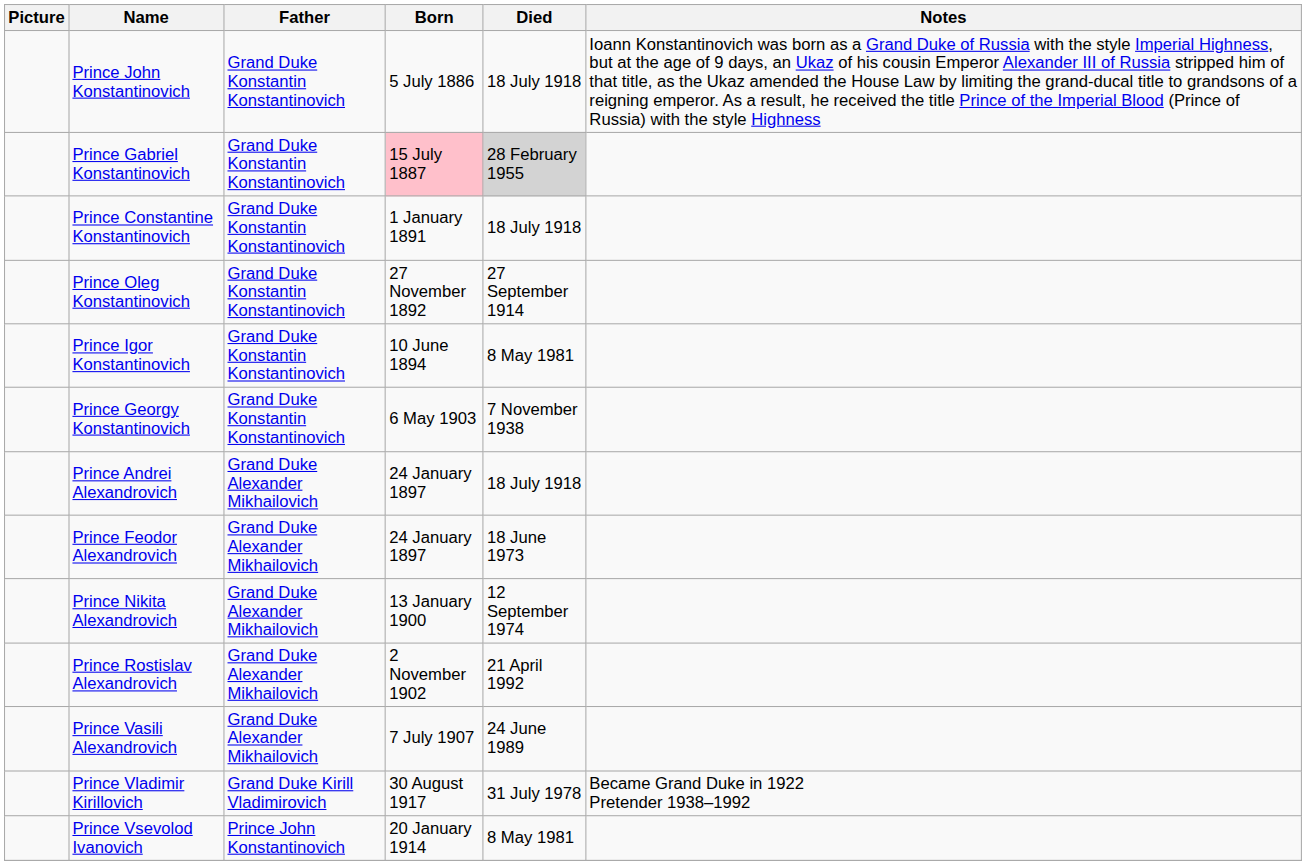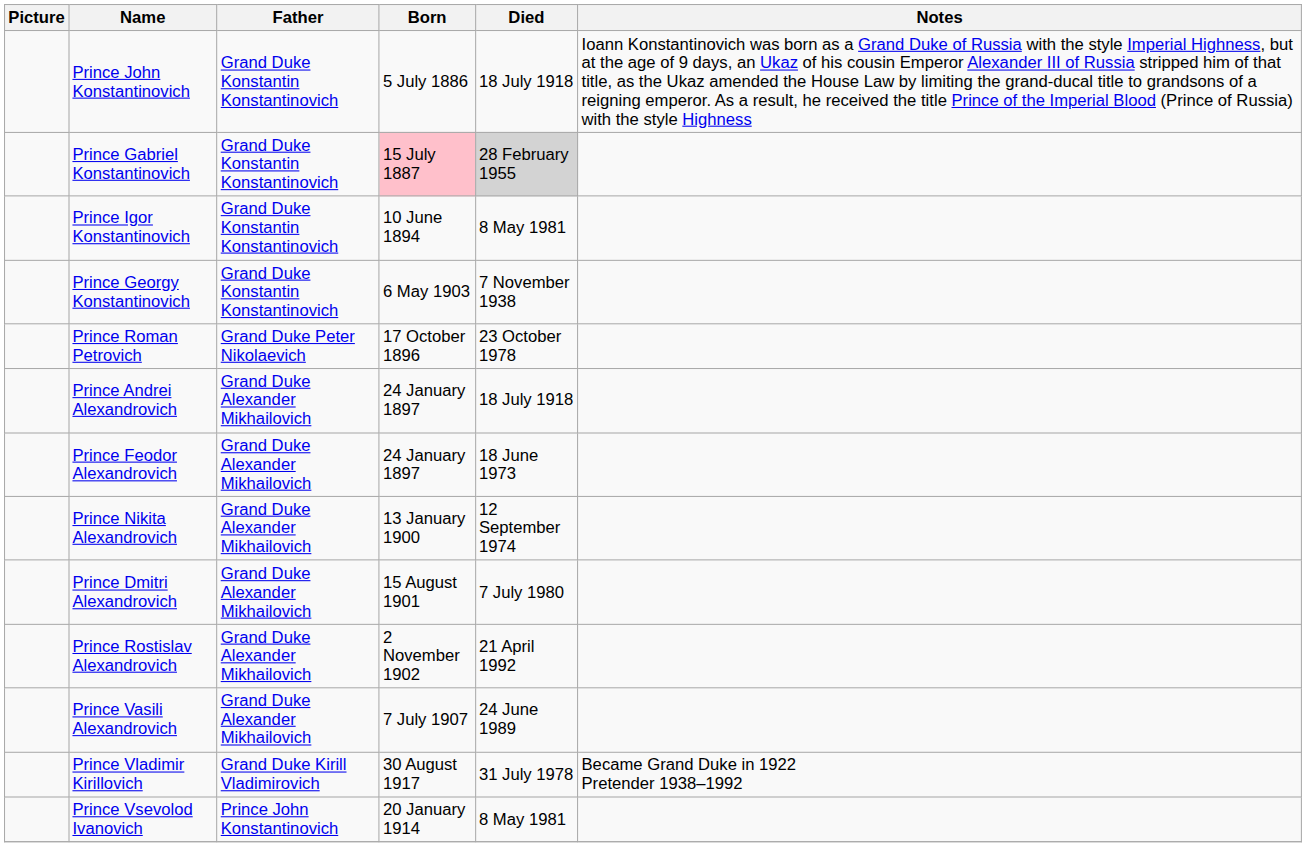- row: (143, 227)
- row: (131, 291)
+ row: (125, 346)
+ row: (125, 592)
